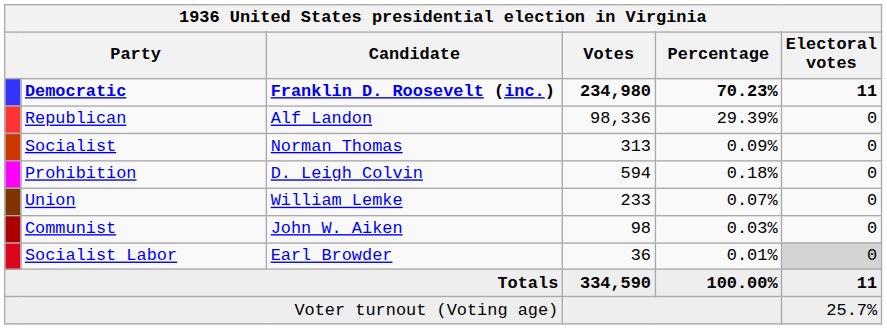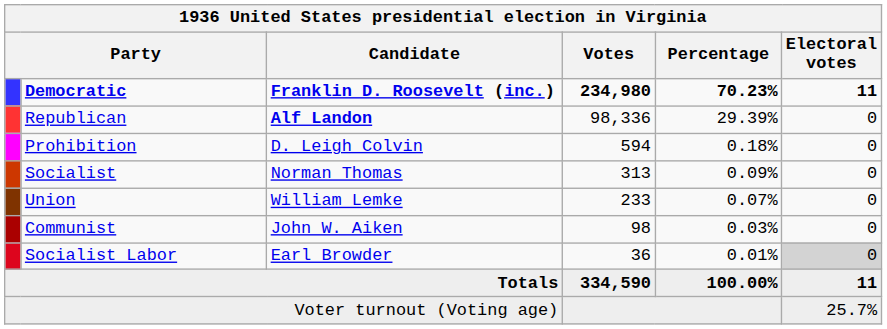(321, 120) normal -> (321, 120) bold
rows swapped: (81, 174) <-> (71, 147)
